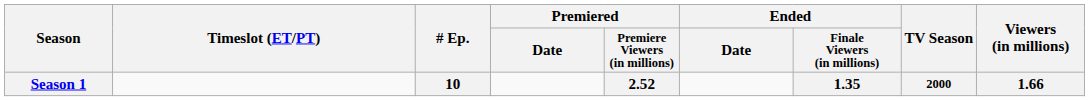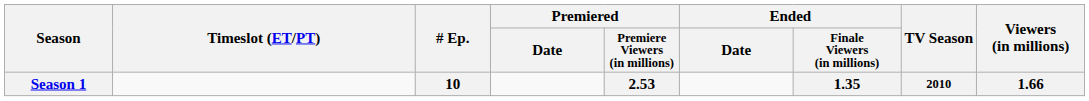(642, 83) 2.52 -> (642, 83) 2.53
(939, 83) 2000 -> (939, 83) 2010
